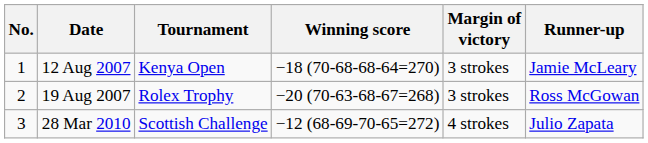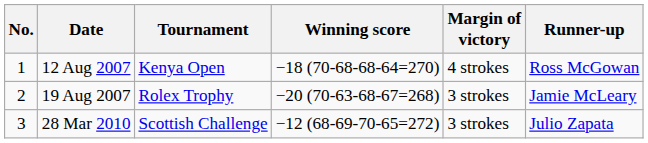(478, 67) 3 strokes -> (478, 67) 4 strokes
(583, 67) Jamie McLeary -> (584, 67) Ross McGowan
(584, 95) Ross McGowan -> (583, 95) Jamie McLeary
(478, 124) 4 strokes -> (478, 124) 3 strokes
